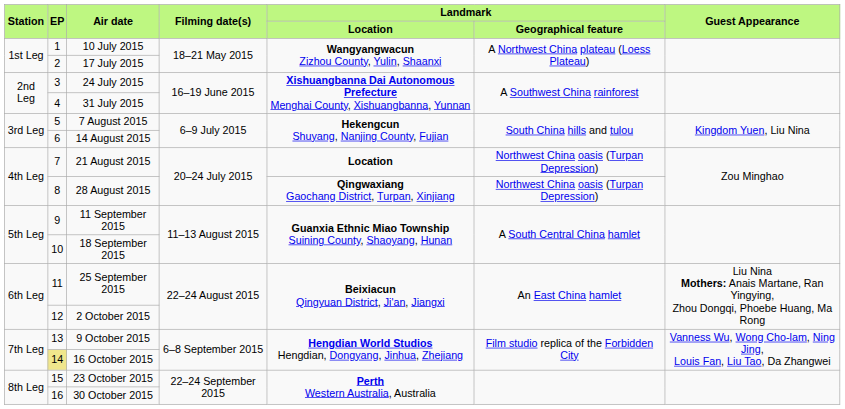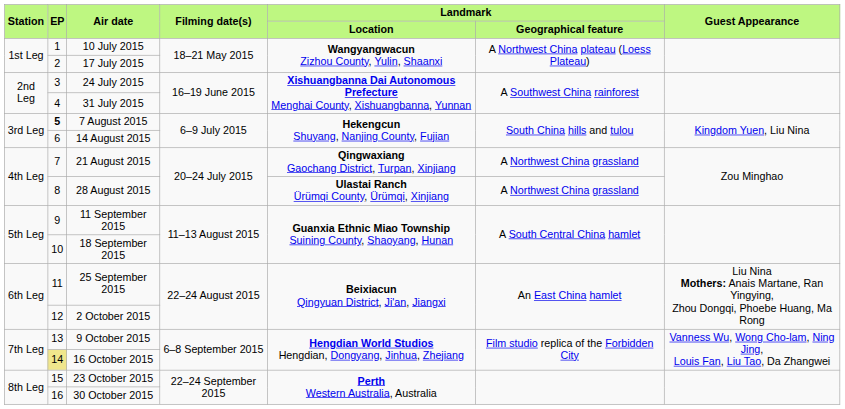(57, 122) normal -> (57, 122) bold
(370, 162) Location -> (371, 162) Qingwaxiang Gaochang District, Turpan, Xinjiang
(569, 162) Northwest China oasis (Turpan Depression) -> (570, 162) A Northwest China grassland
(370, 191) Qingwaxiang Gaochang District, Turpan, Xinjiang -> (371, 191) Ulastai Ranch Ürümqi County, Ürümqi, Xinjiang
(569, 191) Northwest China oasis (Turpan Depression) -> (570, 191) A Northwest China grassland
